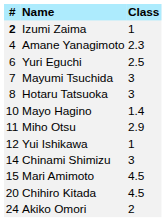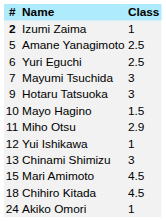(12, 45) 4 -> (12, 45) 5
(136, 45) 2.3 -> (136, 45) 2.5
(12, 94) 8 -> (12, 94) 9
(136, 111) 1.4 -> (136, 111) 1.5
(12, 160) 14 -> (12, 160) 13
(12, 193) 20 -> (12, 193) 18
(131, 209) 2 -> (131, 209) 1
